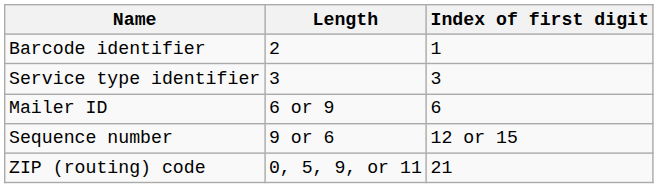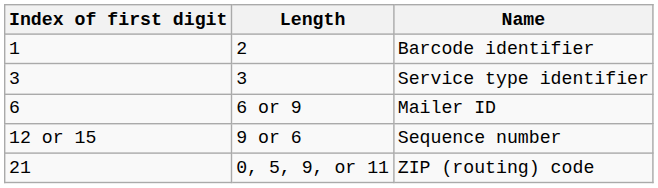columns swapped: (540, 20) <-> (135, 20)
